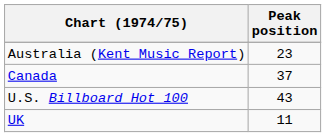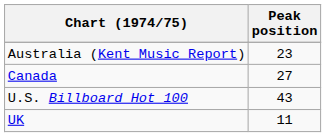(285, 76) 37 -> (285, 76) 27
